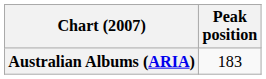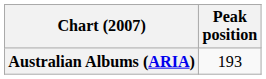(230, 61) 183 -> (230, 61) 193
